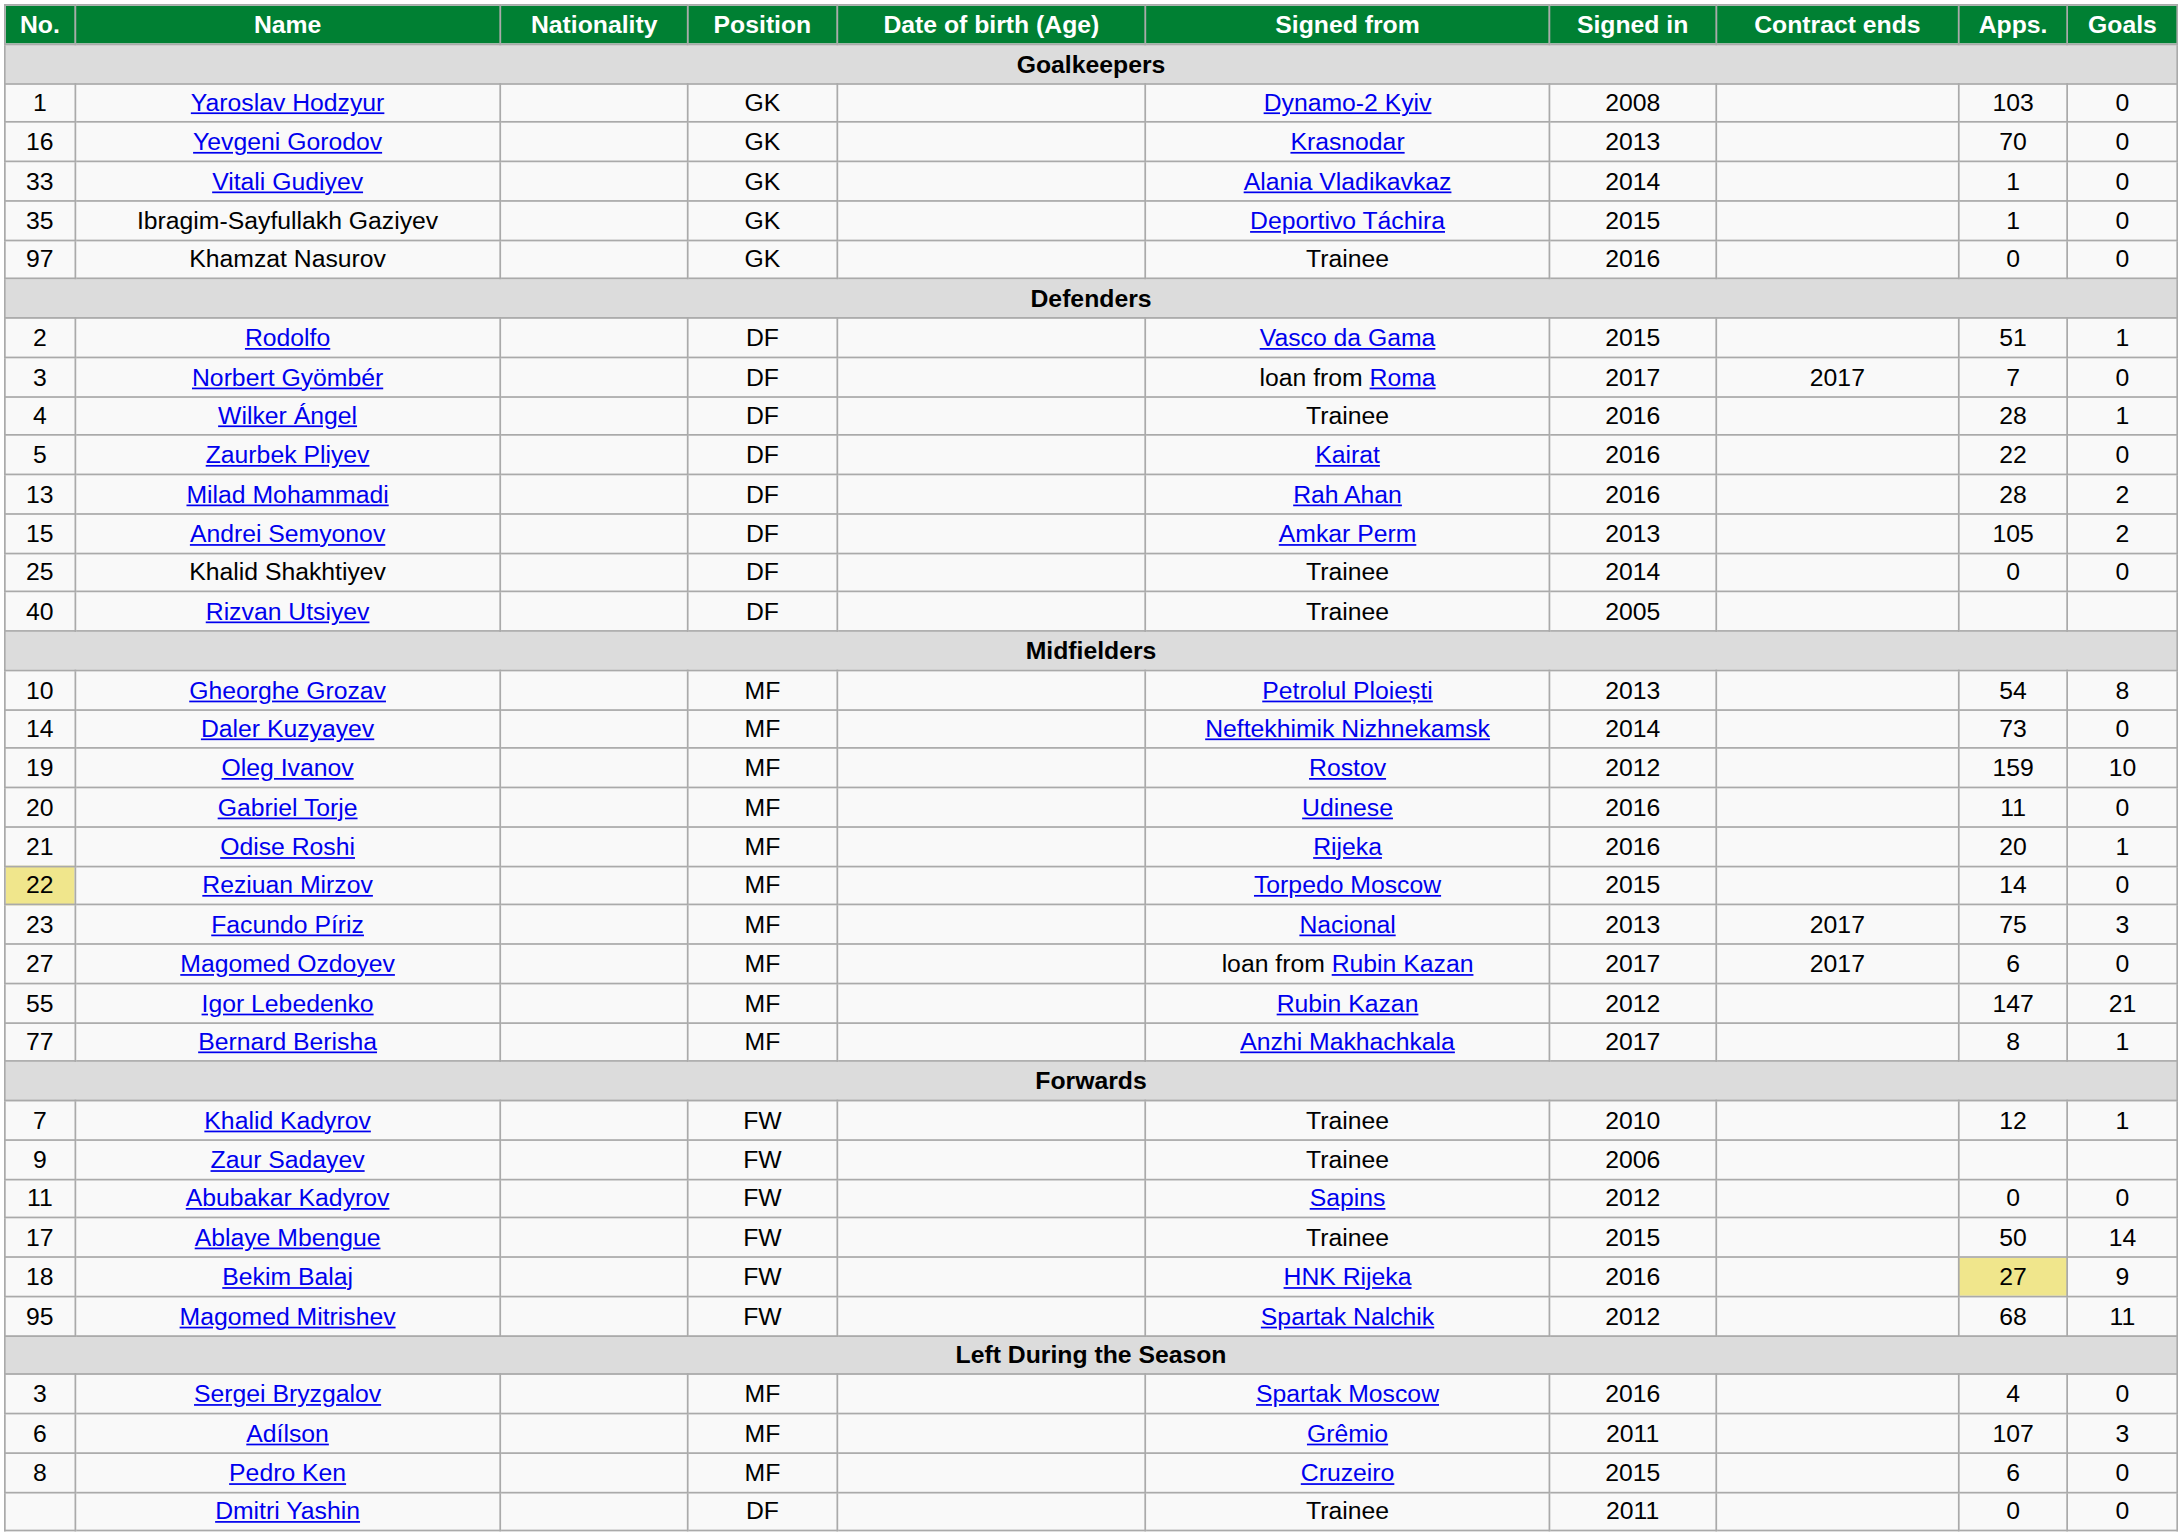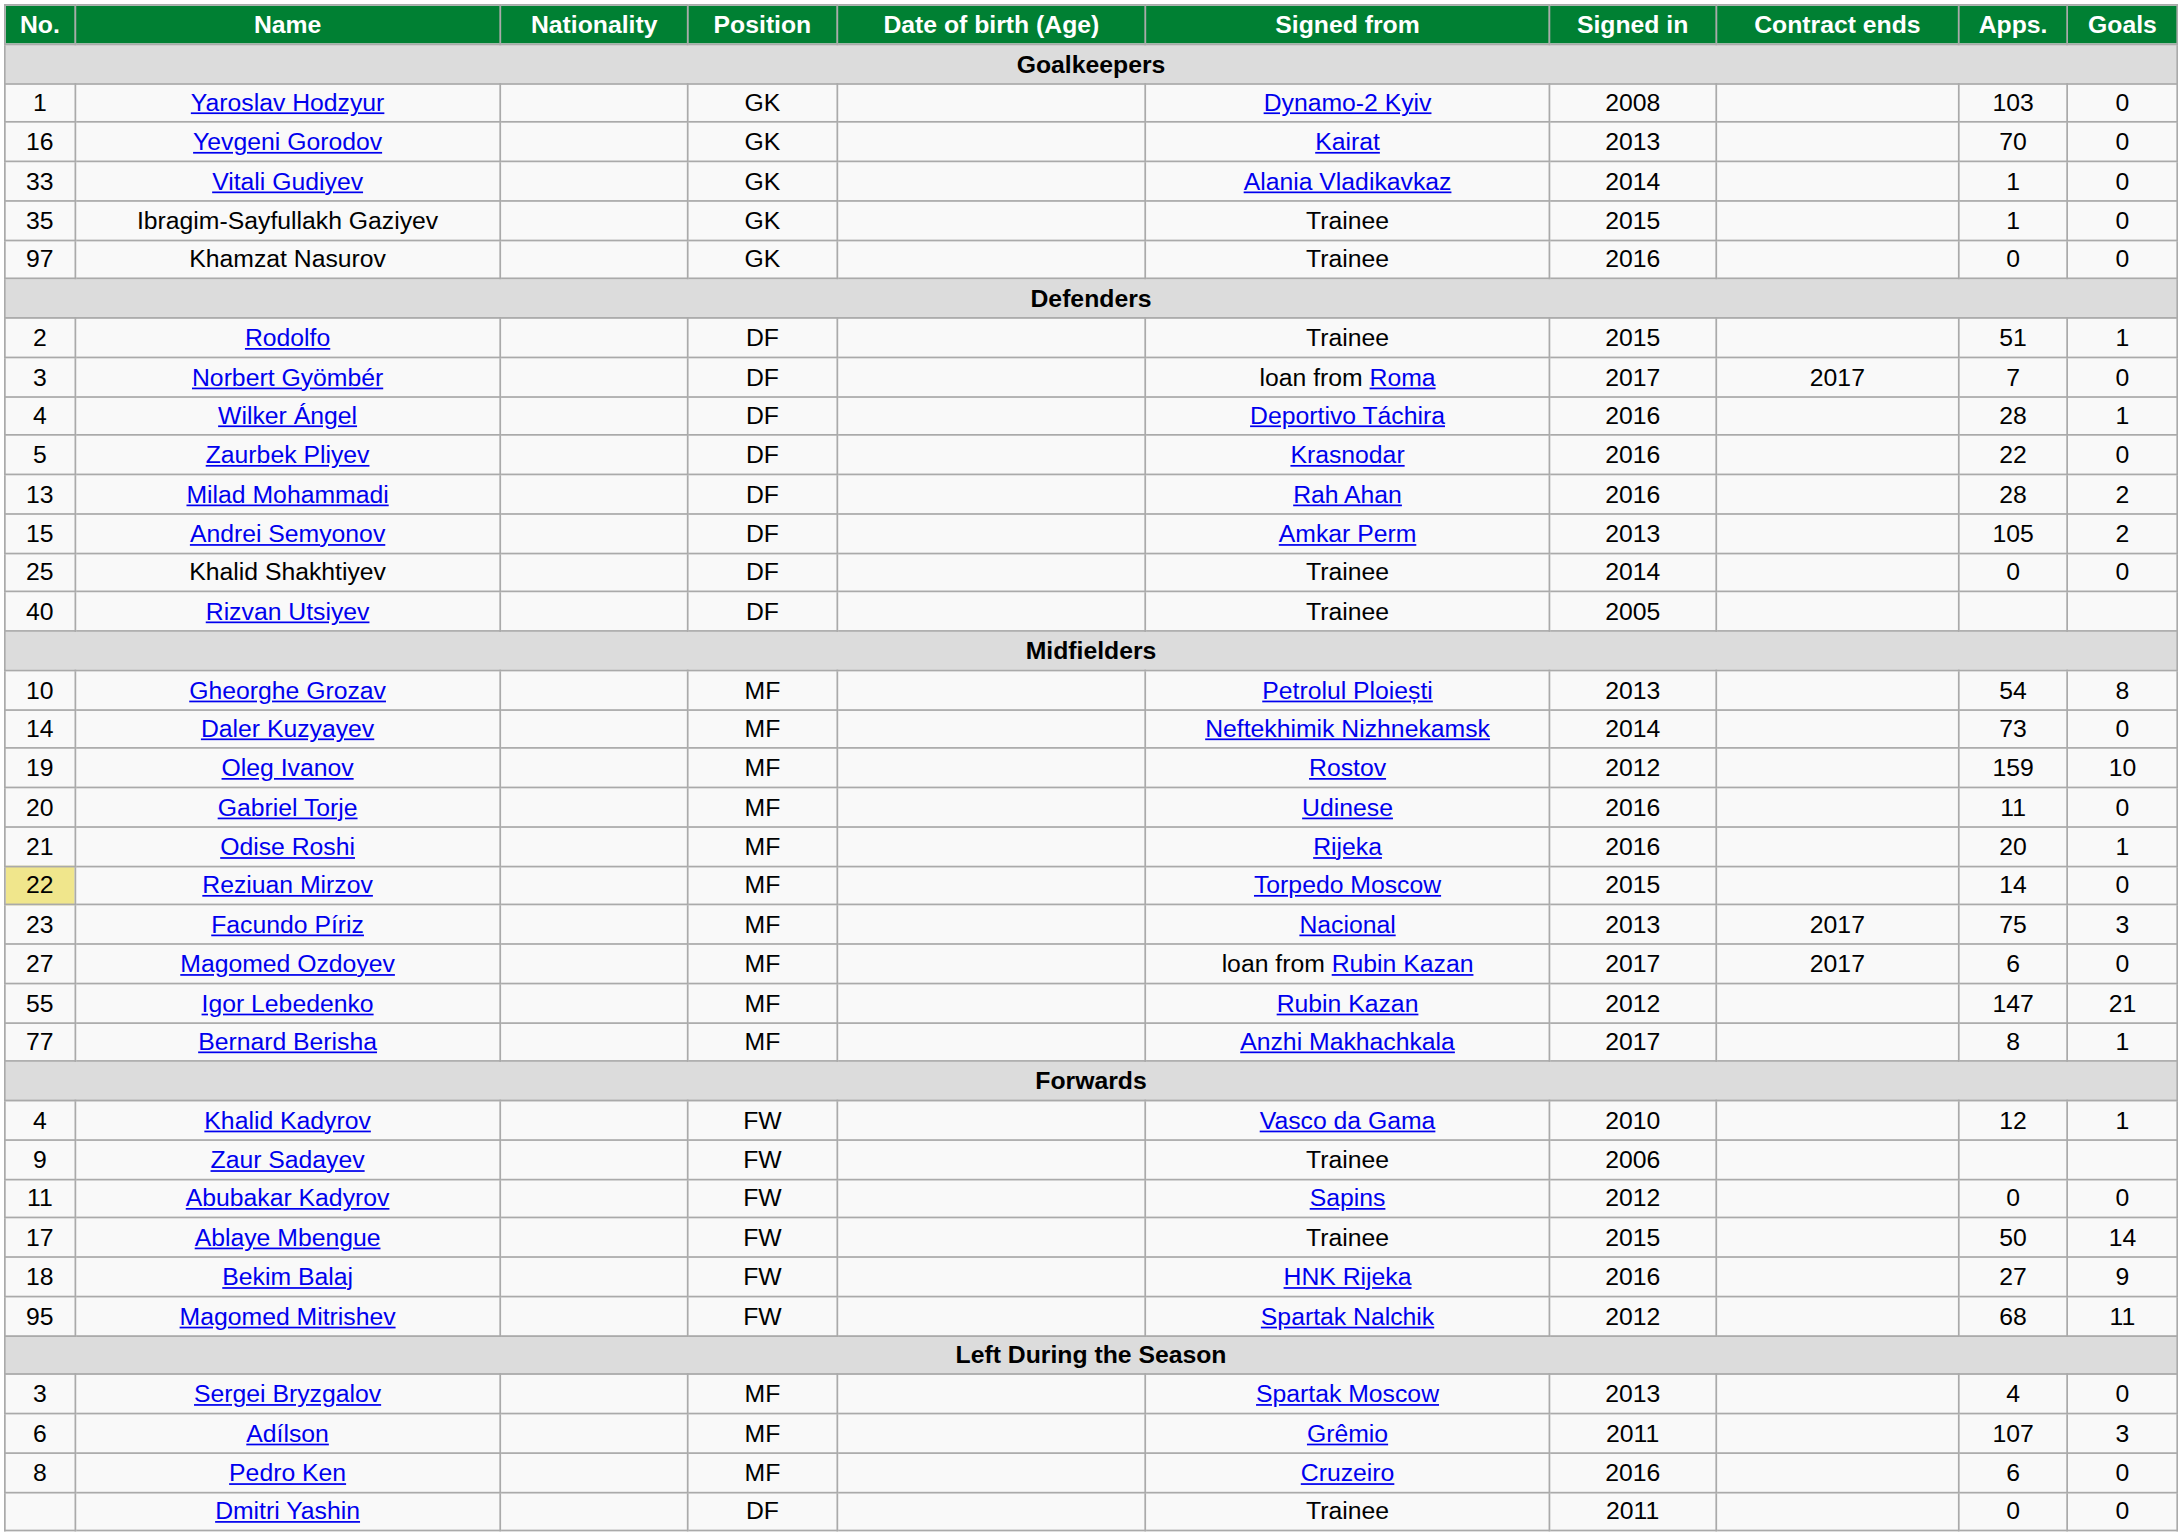(1348, 142) Krasnodar -> (1348, 142) Kairat
(1348, 220) Deportivo Táchira -> (1348, 220) Trainee
(1348, 338) Vasco da Gama -> (1348, 338) Trainee
(1348, 416) Trainee -> (1348, 416) Deportivo Táchira
(1348, 455) Kairat -> (1348, 455) Krasnodar
(40, 1120) 7 -> (40, 1120) 4
(1348, 1120) Trainee -> (1348, 1120) Vasco da Gama
(2013, 1277) khaki background -> (2013, 1277) no background
(1633, 1394) 2016 -> (1633, 1394) 2013
(1633, 1473) 2015 -> (1633, 1473) 2016
